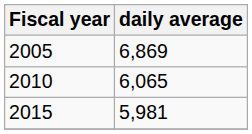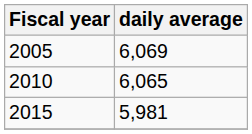(143, 50) 6,869 -> (143, 50) 6,069
